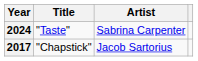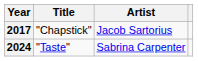rows swapped: (19, 47) <-> (19, 30)
